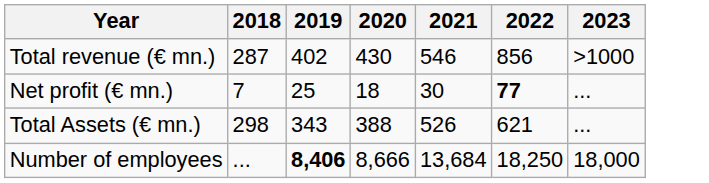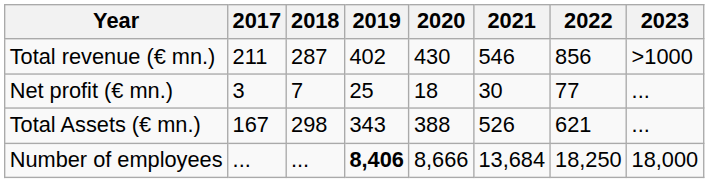+ column: (257, 21)
(509, 90) bold -> (567, 90) normal
